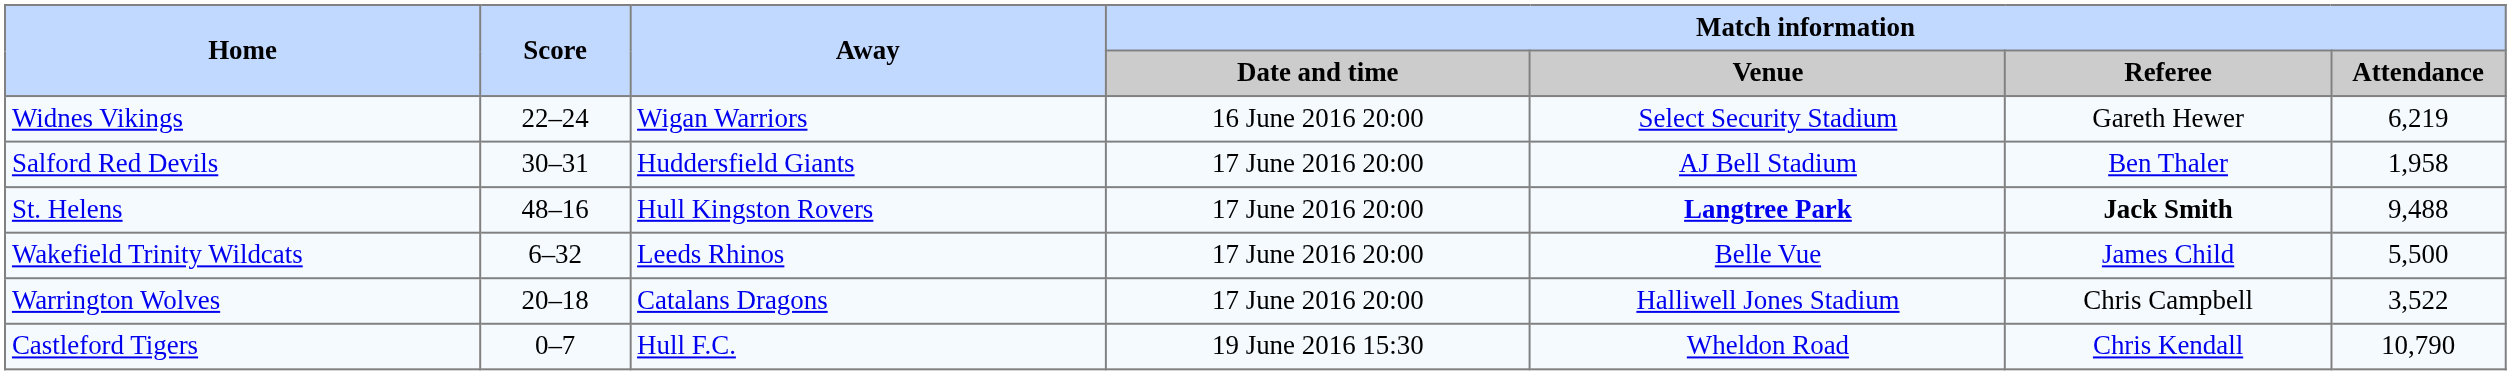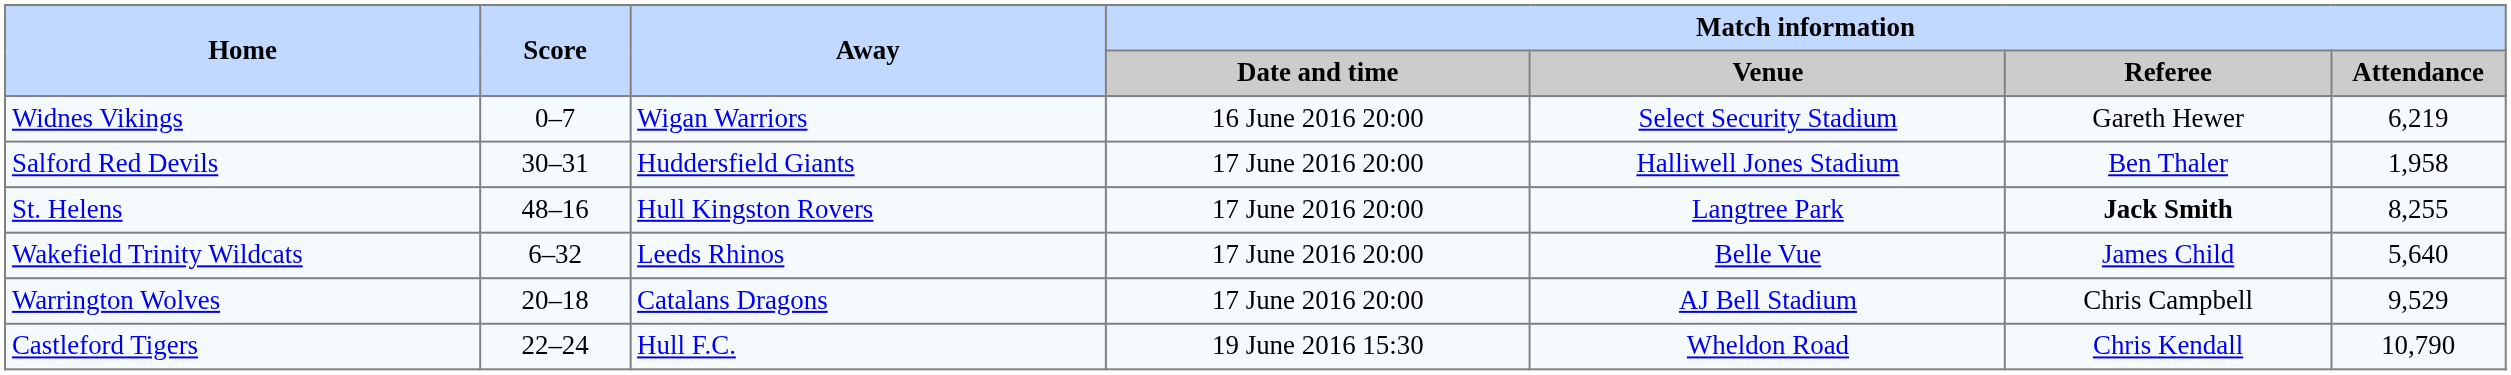(555, 118) 22–24 -> (555, 118) 0–7
(1768, 163) AJ Bell Stadium -> (1768, 163) Halliwell Jones Stadium
(1768, 209) bold -> (1768, 209) normal
(2418, 209) 9,488 -> (2418, 209) 8,255
(2418, 254) 5,500 -> (2418, 254) 5,640
(1768, 300) Halliwell Jones Stadium -> (1768, 300) AJ Bell Stadium
(2418, 300) 3,522 -> (2418, 300) 9,529
(555, 346) 0–7 -> (555, 346) 22–24
